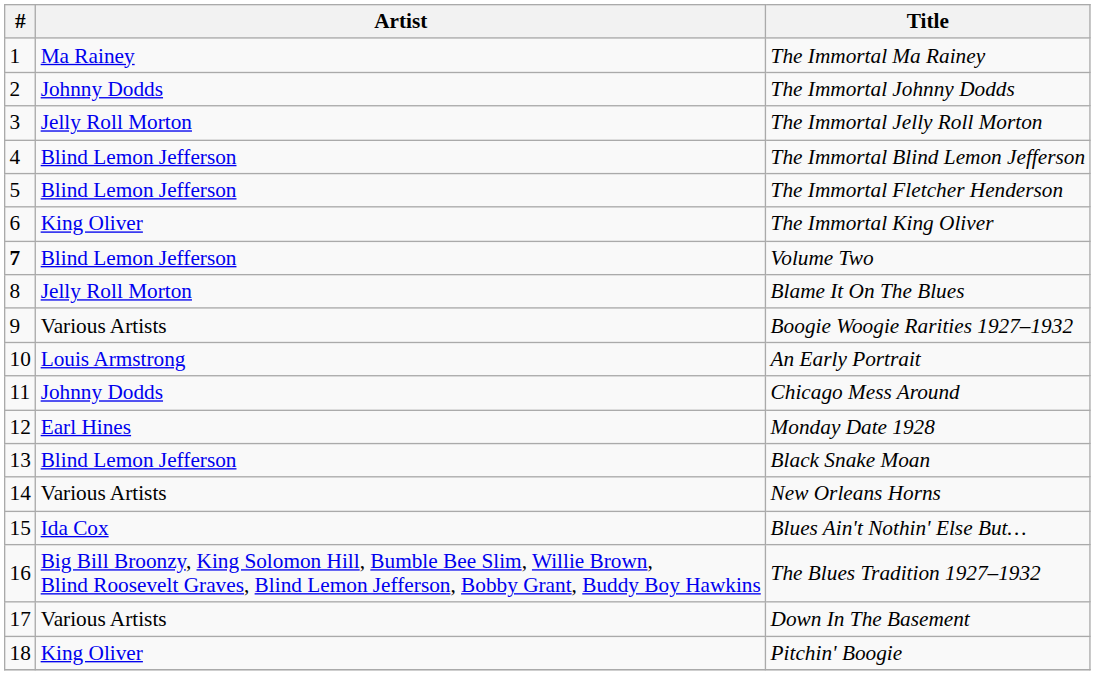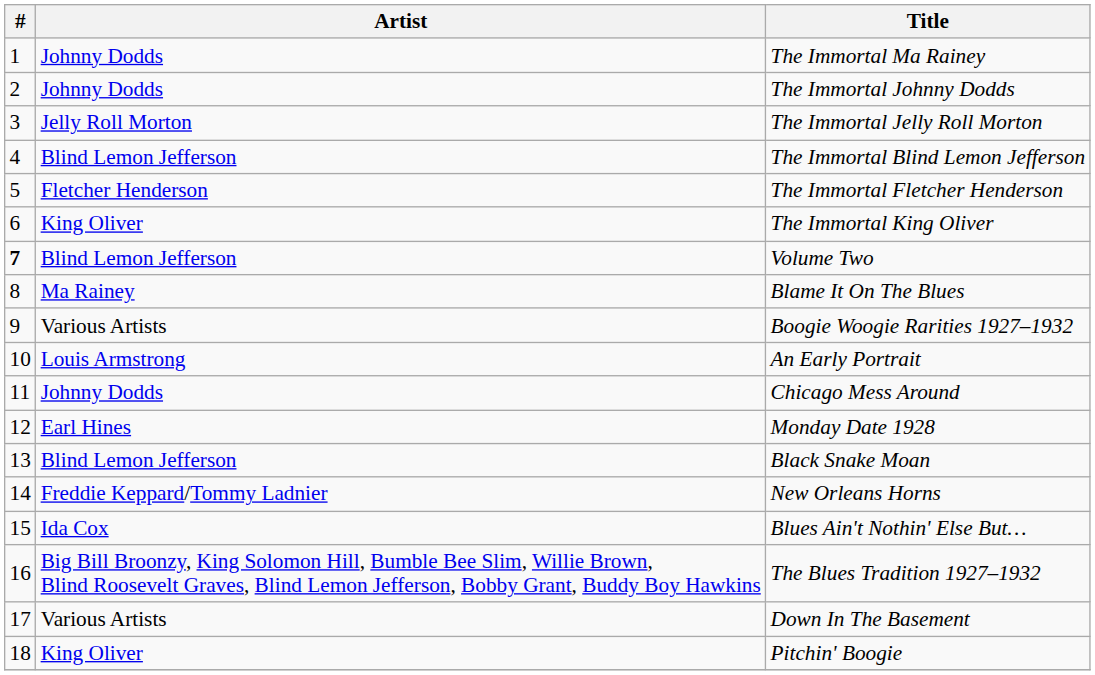(88, 55) Ma Rainey -> (102, 55) Johnny Dodds
(139, 190) Blind Lemon Jefferson -> (124, 190) Fletcher Henderson
(116, 291) Jelly Roll Morton -> (88, 291) Ma Rainey
(104, 493) Various Artists -> (184, 493) Freddie Keppard/Tommy Ladnier
